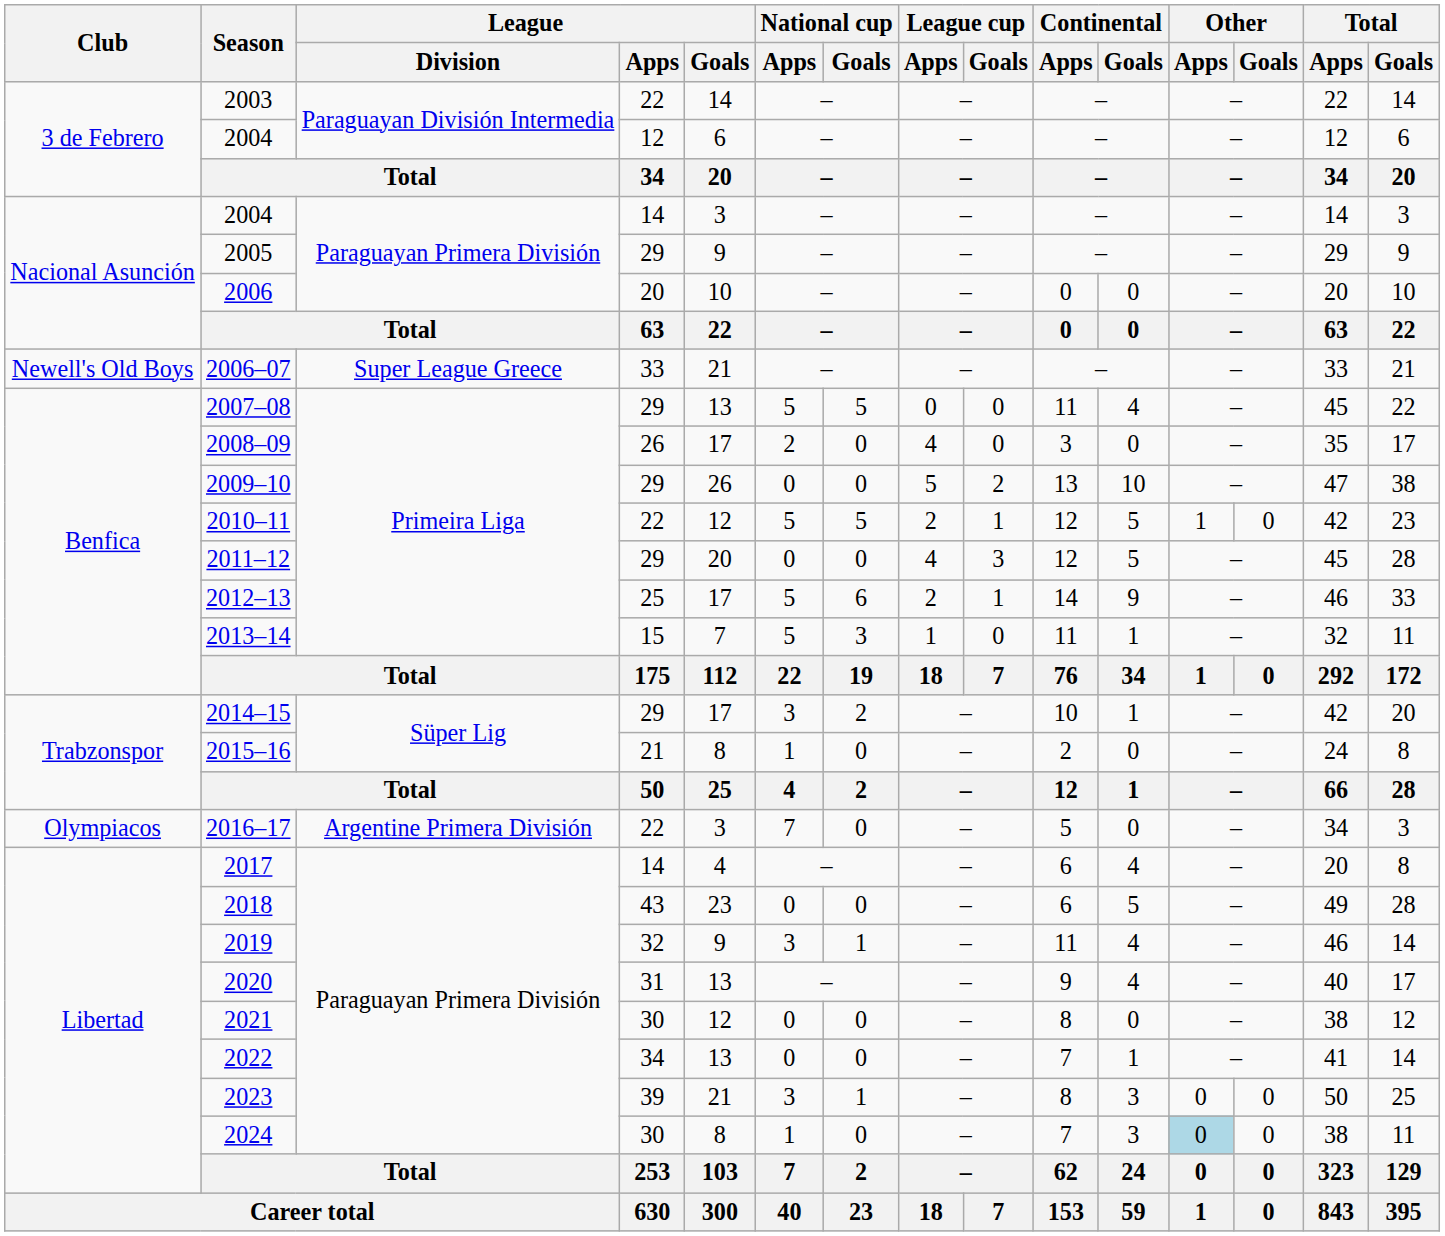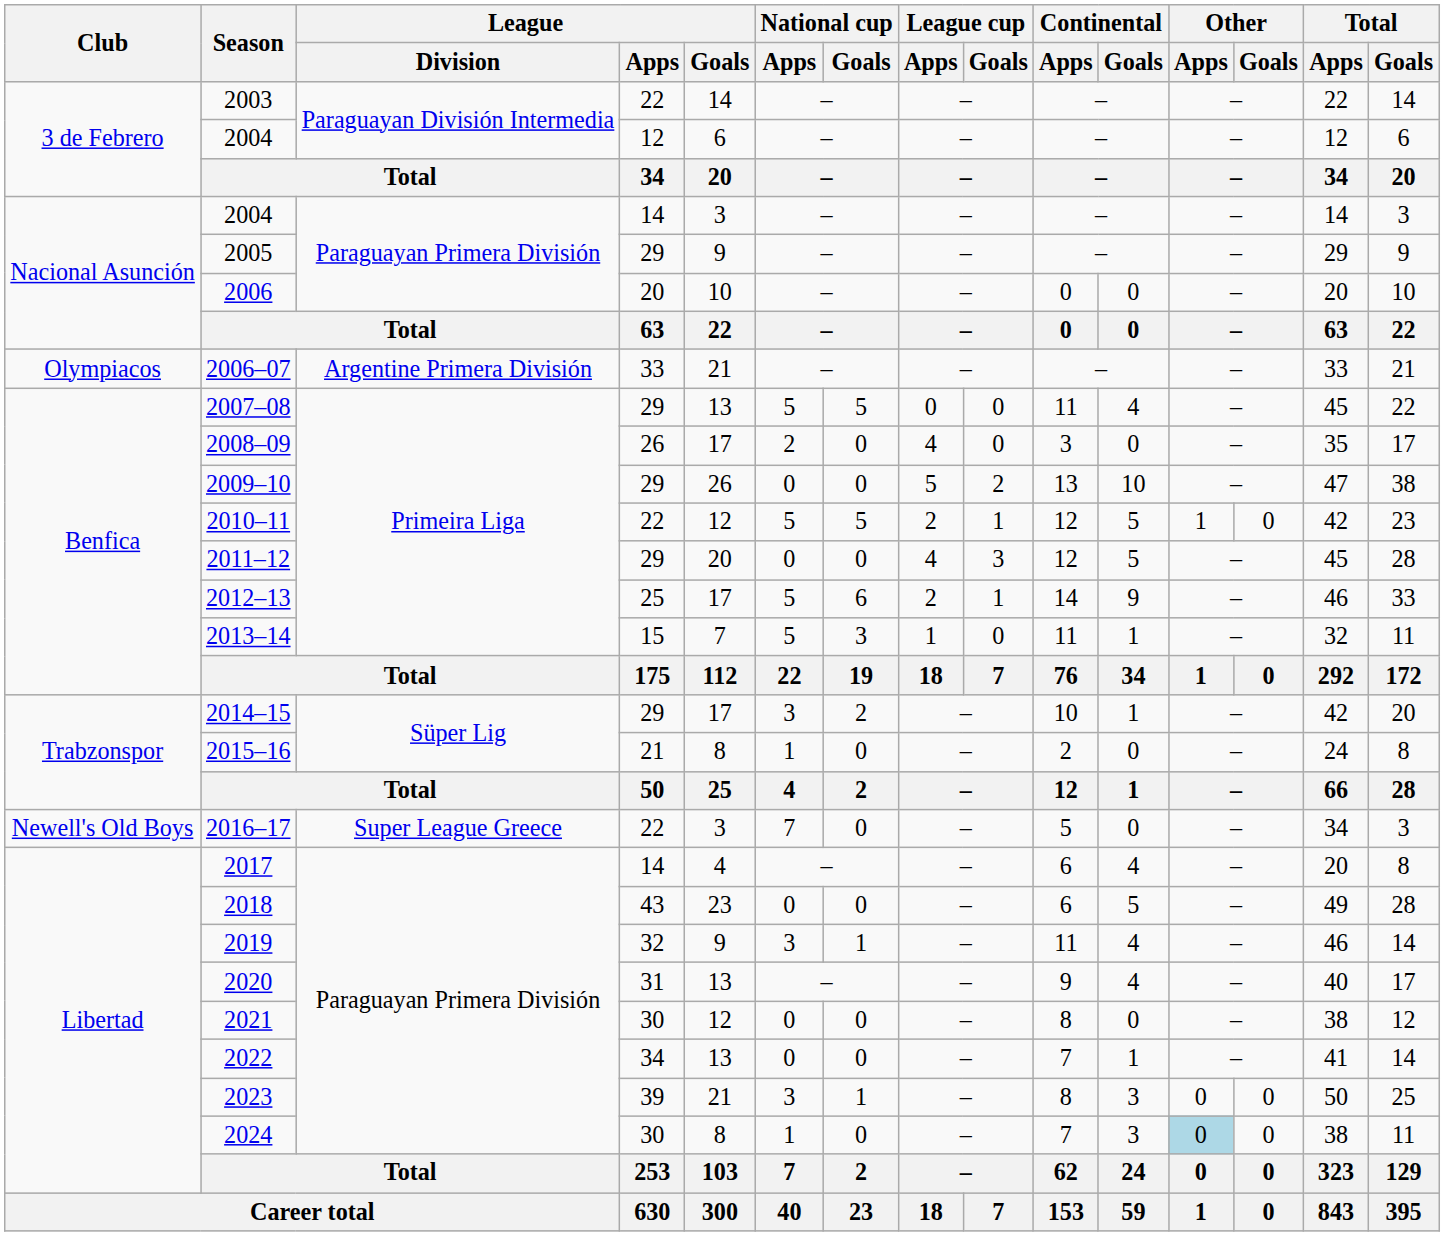(103, 368) Newell's Old Boys -> (103, 368) Olympiacos
(458, 368) Super League Greece -> (458, 368) Argentine Primera División
(103, 828) Olympiacos -> (103, 828) Newell's Old Boys
(458, 828) Argentine Primera División -> (458, 828) Super League Greece
